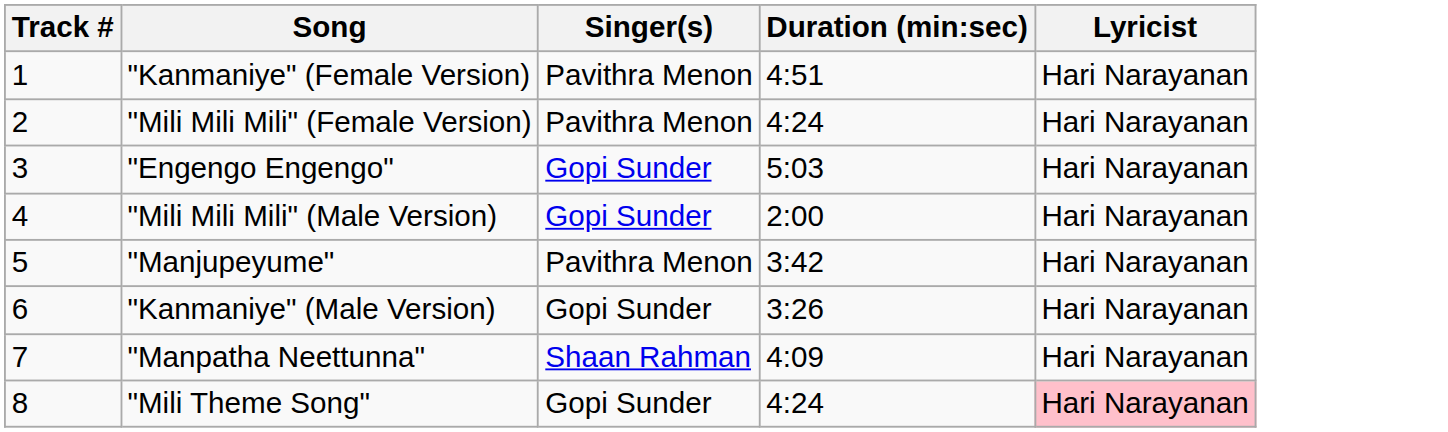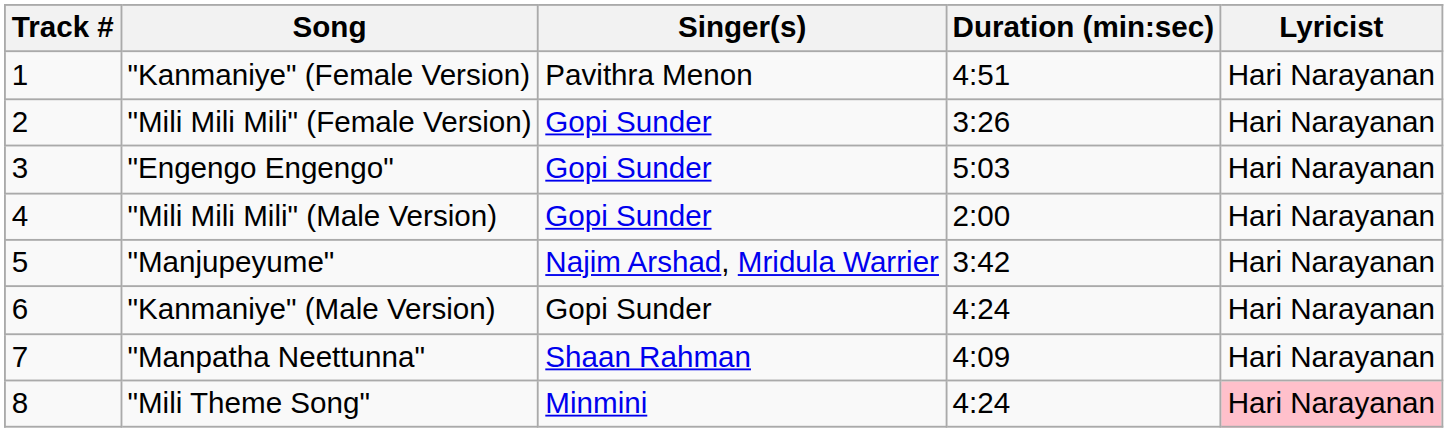(649, 121) Pavithra Menon -> (628, 121) Gopi Sunder
(795, 121) 4:24 -> (981, 121) 3:26
(649, 262) Pavithra Menon -> (742, 262) Najim Arshad, Mridula Warrier
(795, 309) 3:26 -> (981, 309) 4:24
(628, 403) Gopi Sunder -> (596, 403) Minmini
